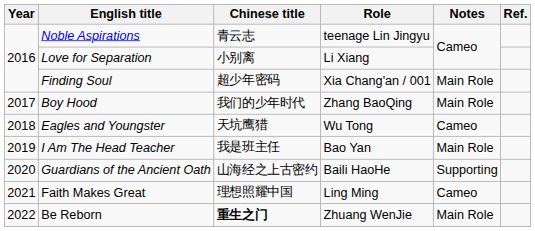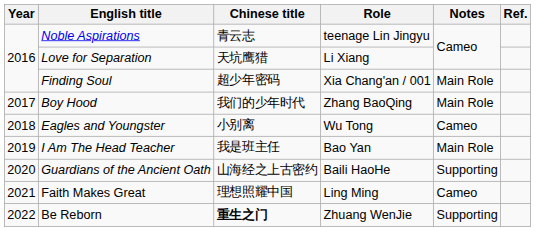(236, 57) 小别离 -> (242, 57) 天坑鹰猎
(242, 125) 天坑鹰猎 -> (236, 125) 小别离
(465, 215) Main Role -> (467, 215) Supporting
